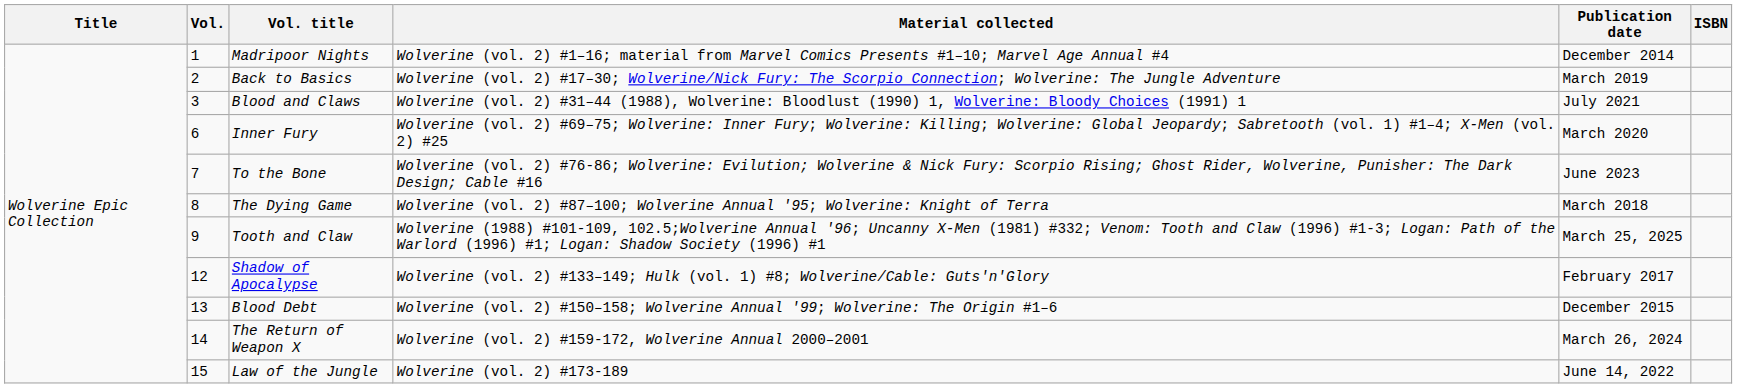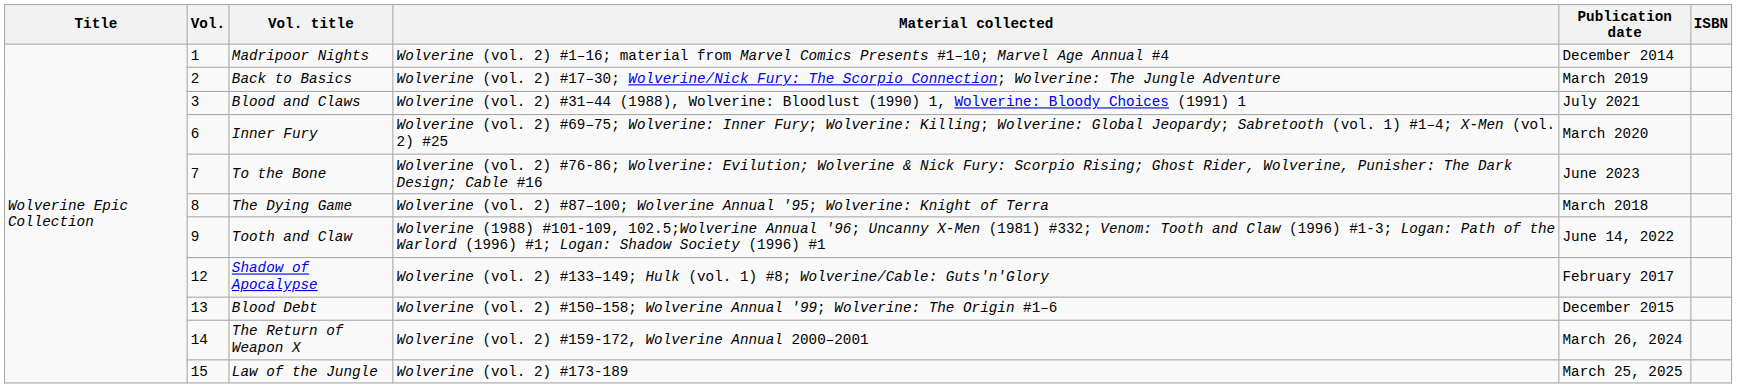(1623, 237) March 25, 2025 -> (1618, 237) June 14, 2022
(1618, 372) June 14, 2022 -> (1623, 372) March 25, 2025
